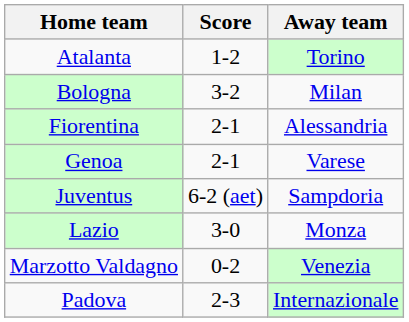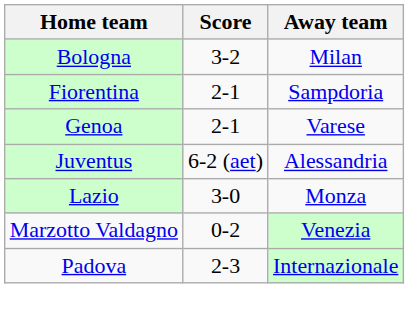- row: (94, 56)
(336, 126) Alessandria -> (336, 91) Sampdoria
(336, 195) Sampdoria -> (336, 160) Alessandria
